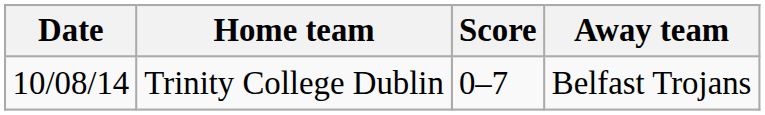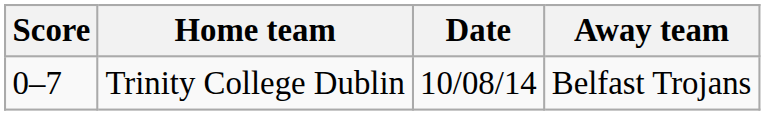columns swapped: (71, 30) <-> (498, 30)
